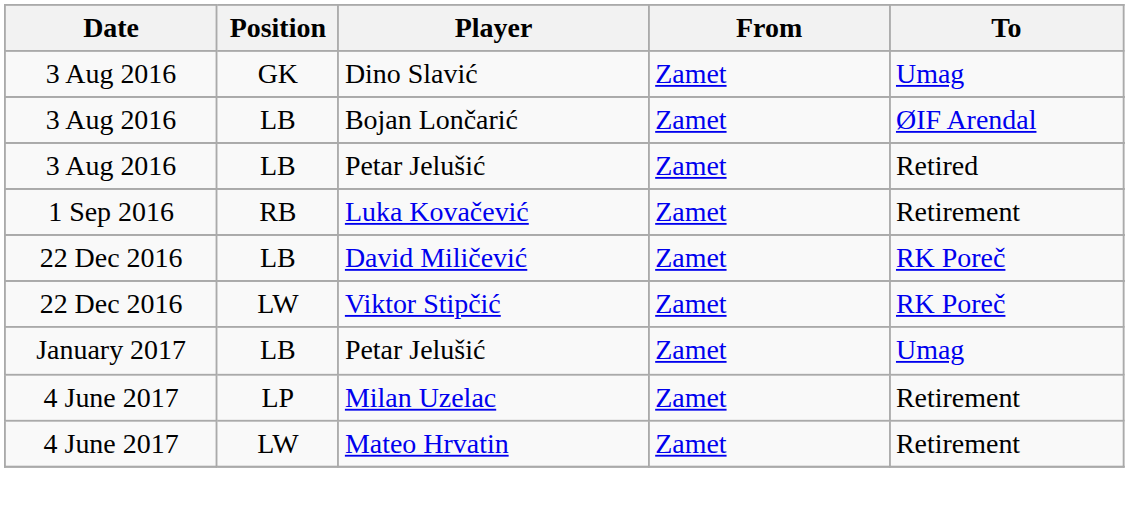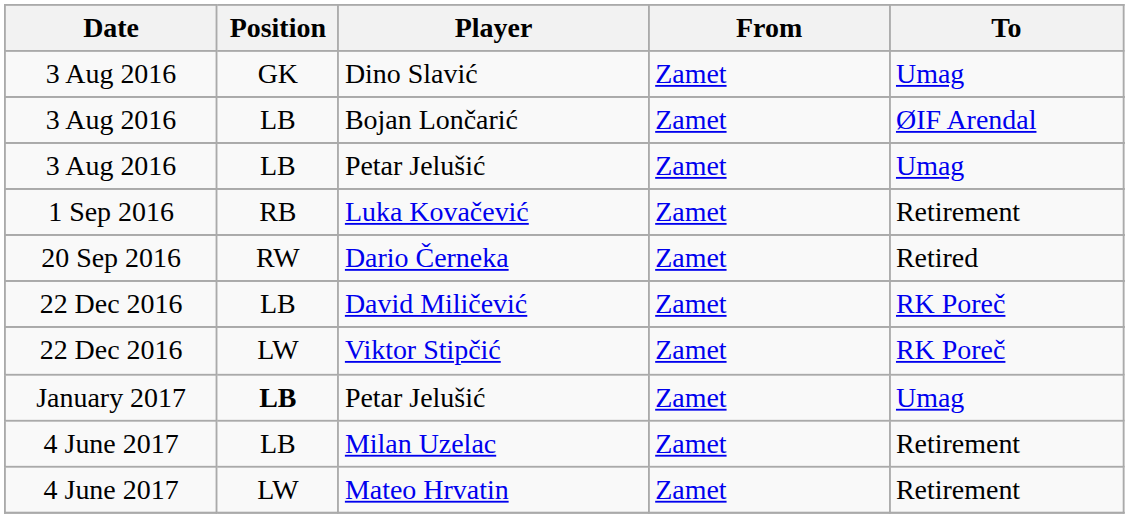(937, 166) Retired -> (930, 166) Umag
+ row: (111, 258)
(278, 350) normal -> (278, 396) bold
(278, 396) LP -> (278, 442) LB
